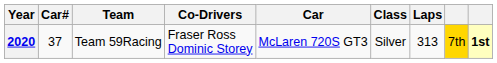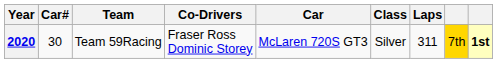(55, 41) 37 -> (55, 41) 30
(427, 41) 313 -> (427, 41) 311
